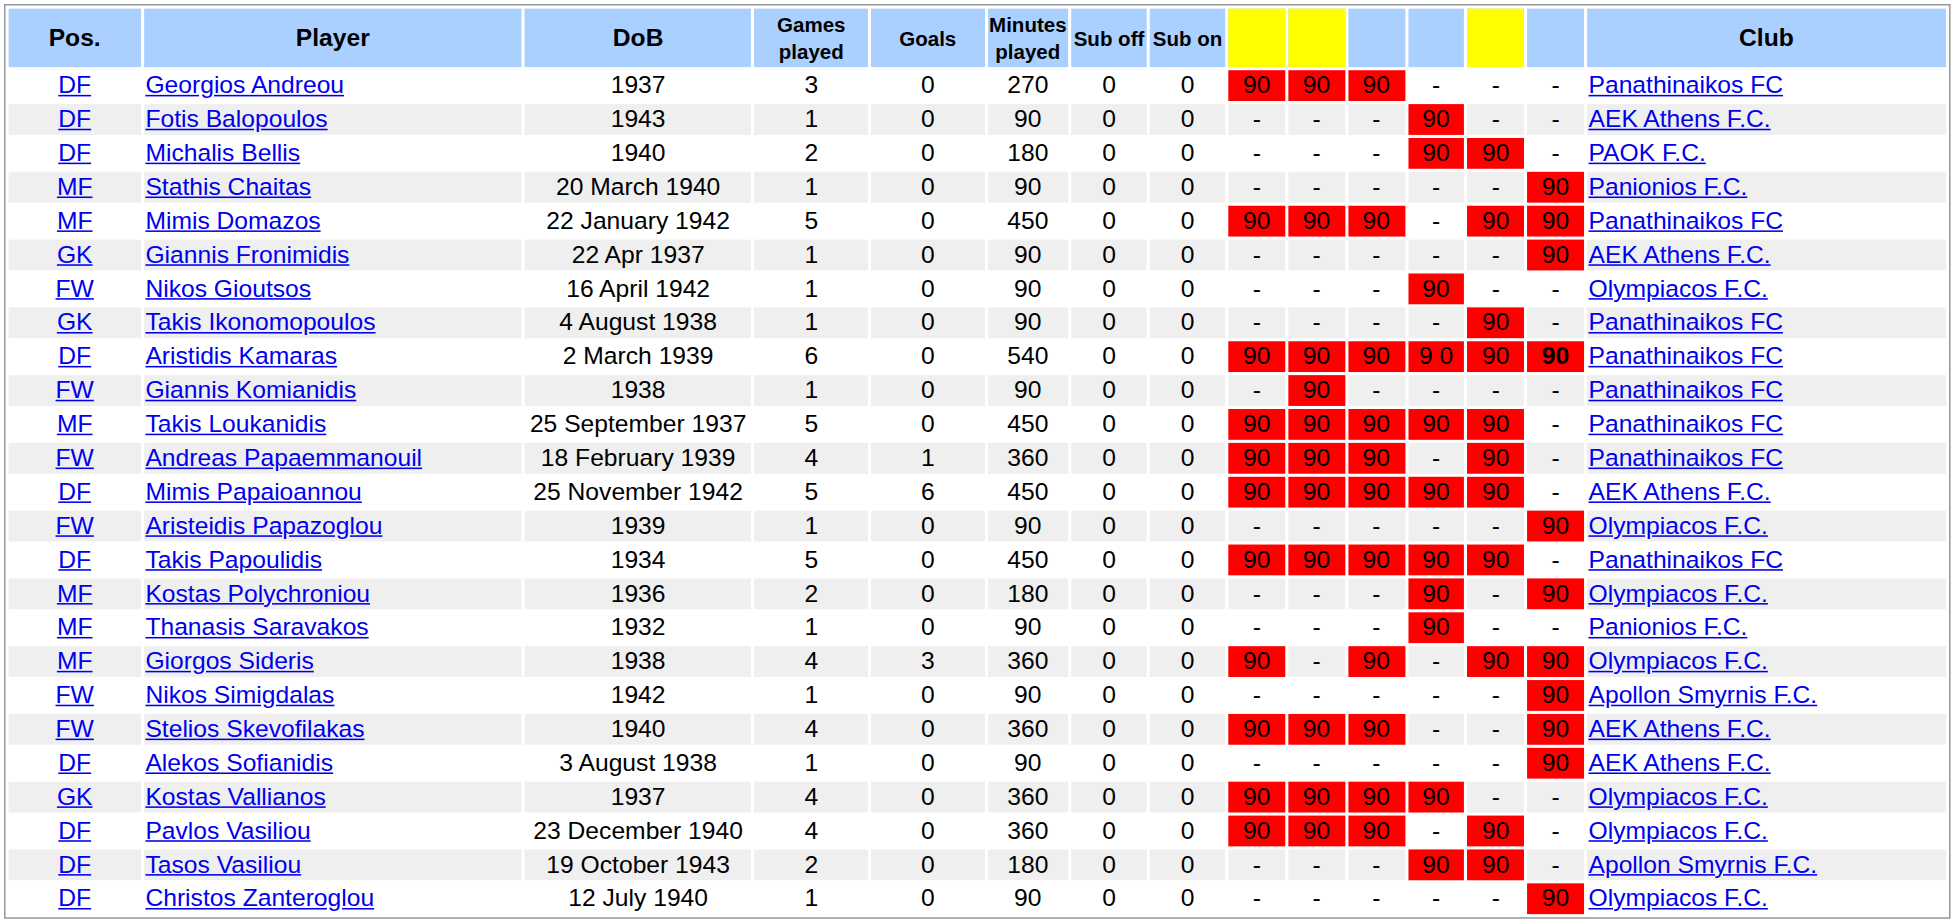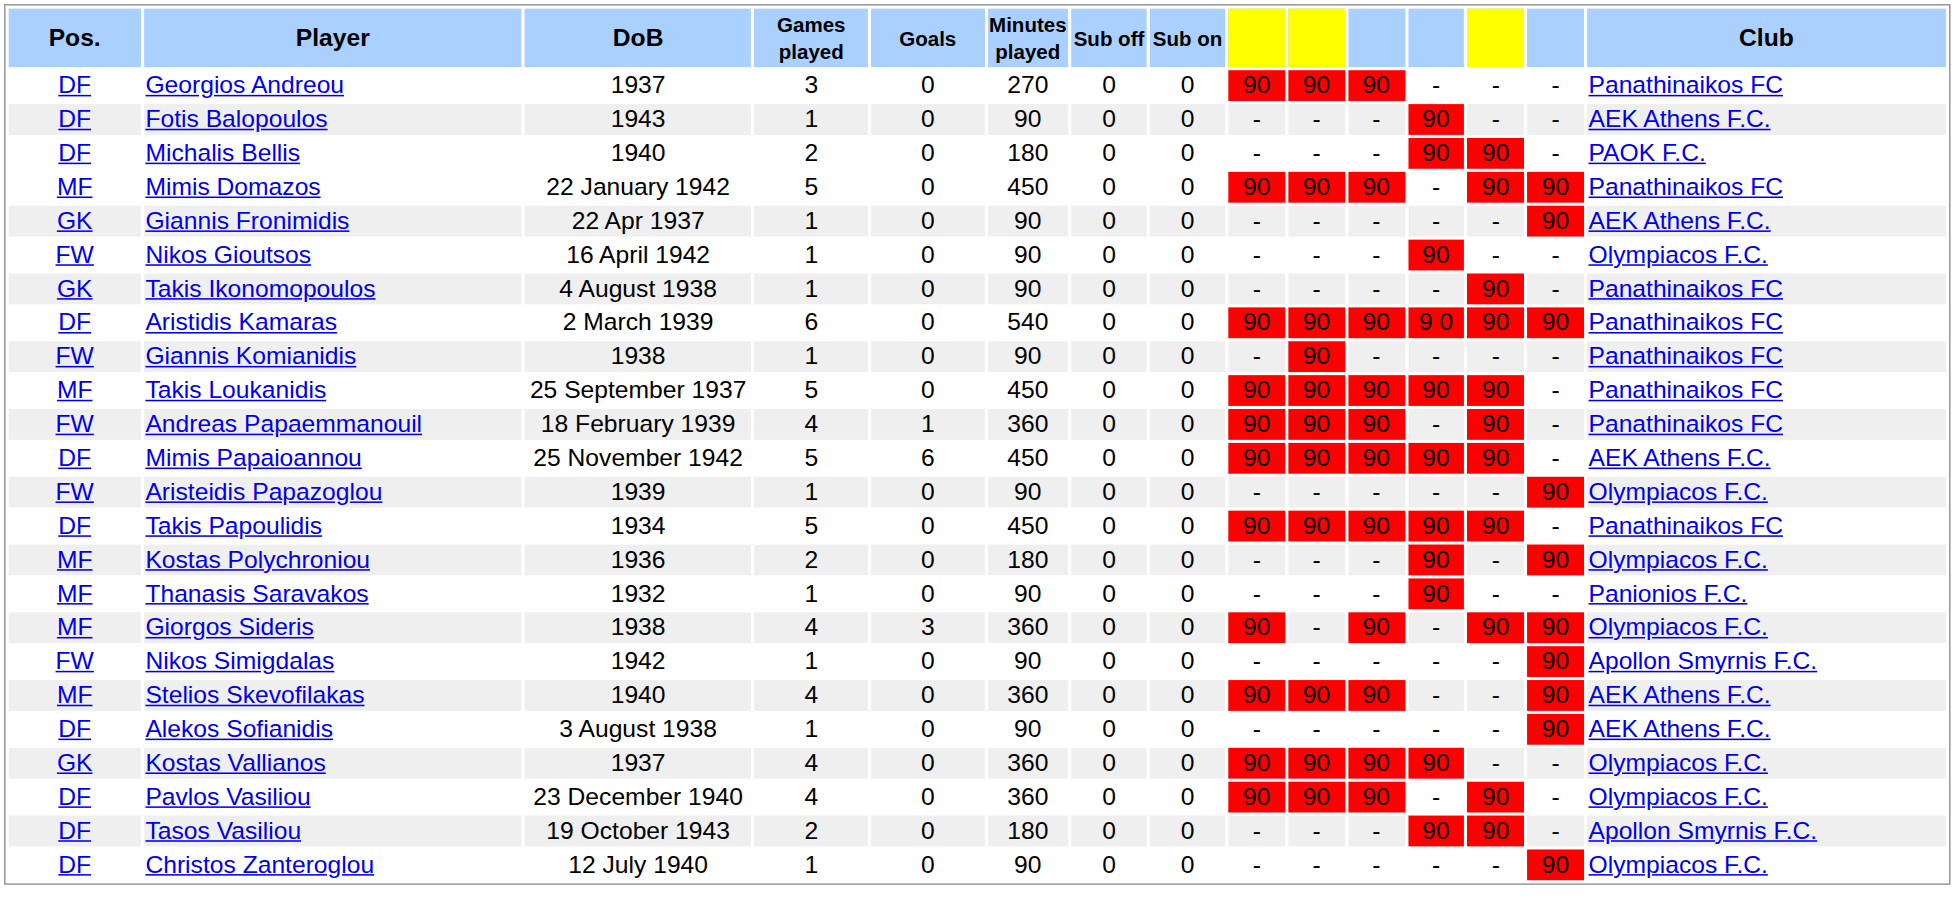- row: (228, 186)
(1556, 356) bold -> (1556, 322) normal
(75, 729) FW -> (75, 695) MF
